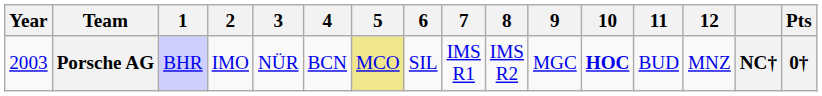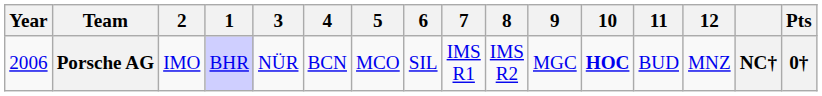columns swapped: (183, 19) <-> (230, 19)
(28, 62) 2003 -> (28, 62) 2006
(378, 62) khaki background -> (378, 62) no background
